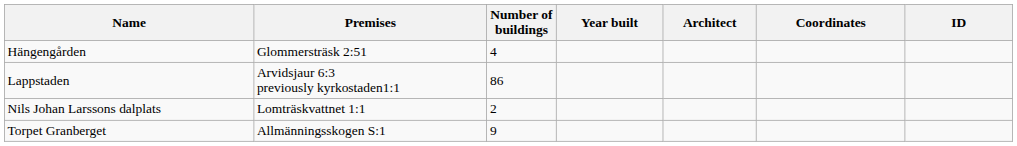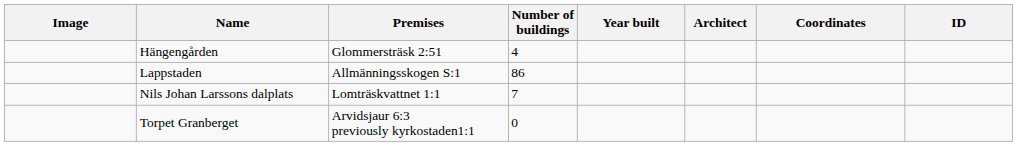+ column: (71, 22)
(328, 80) Arvidsjaur 6:3 previously kyrkostaden1:1 -> (396, 72) Allmänningsskogen S:1
(493, 109) 2 -> (515, 94) 7
(321, 130) Allmänningsskogen S:1 -> (403, 123) Arvidsjaur 6:3 previously kyrkostaden1:1
(493, 130) 9 -> (515, 123) 0
